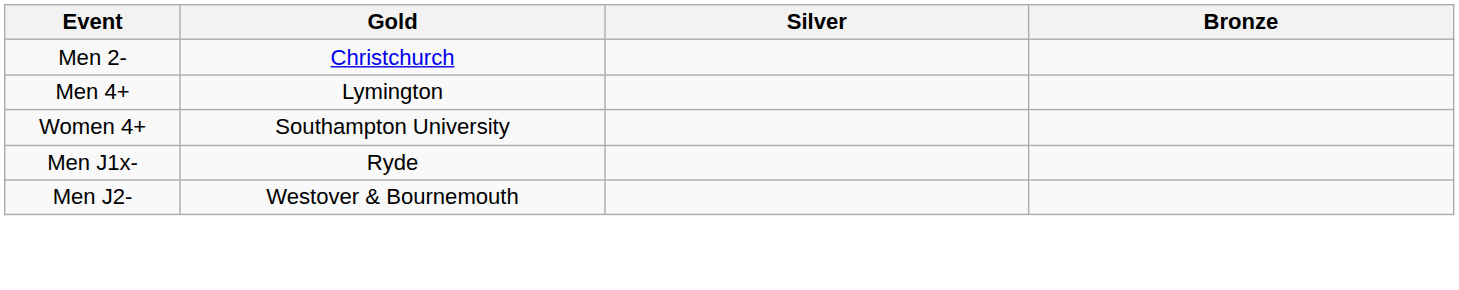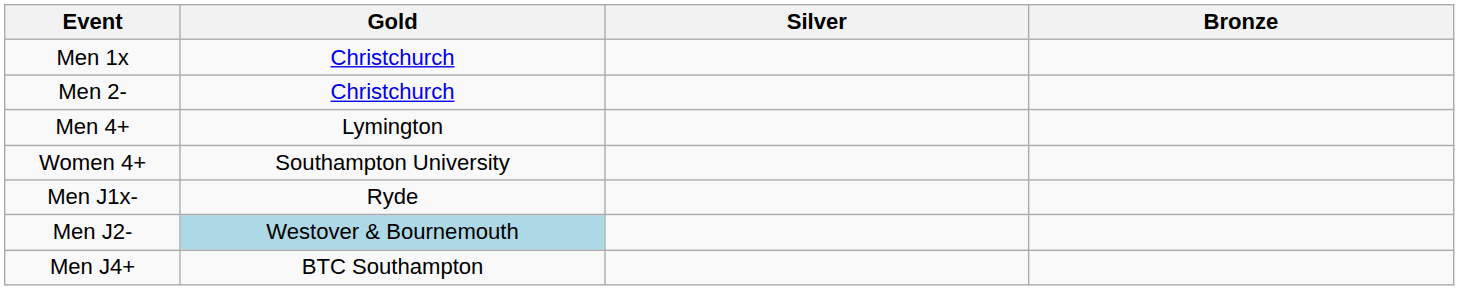+ row: (93, 57)
(393, 197) no background -> (393, 232) lightblue background
+ row: (93, 267)
